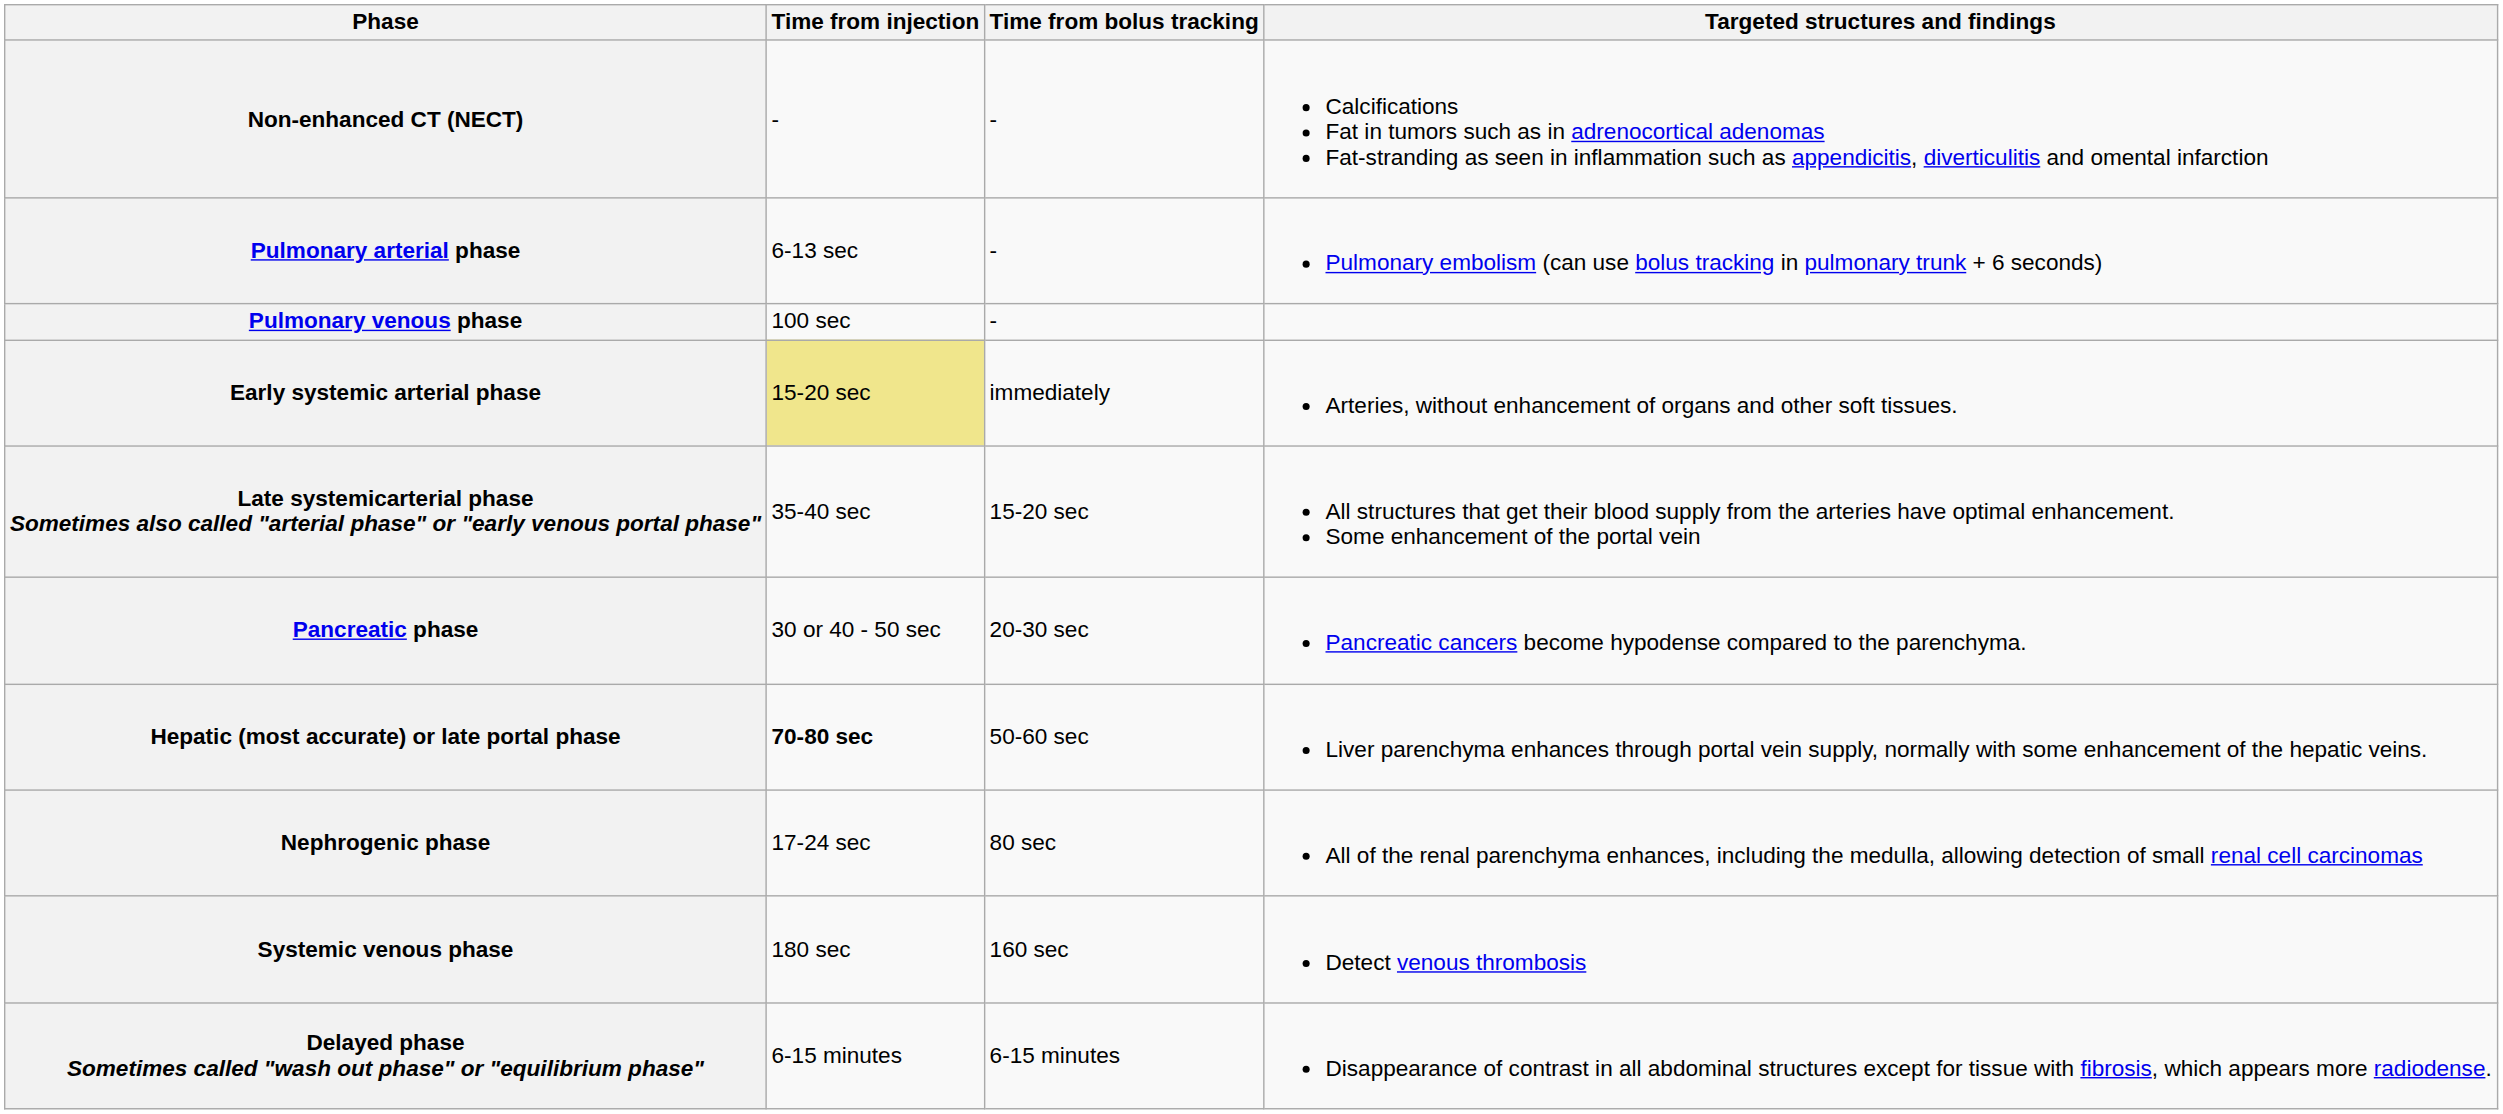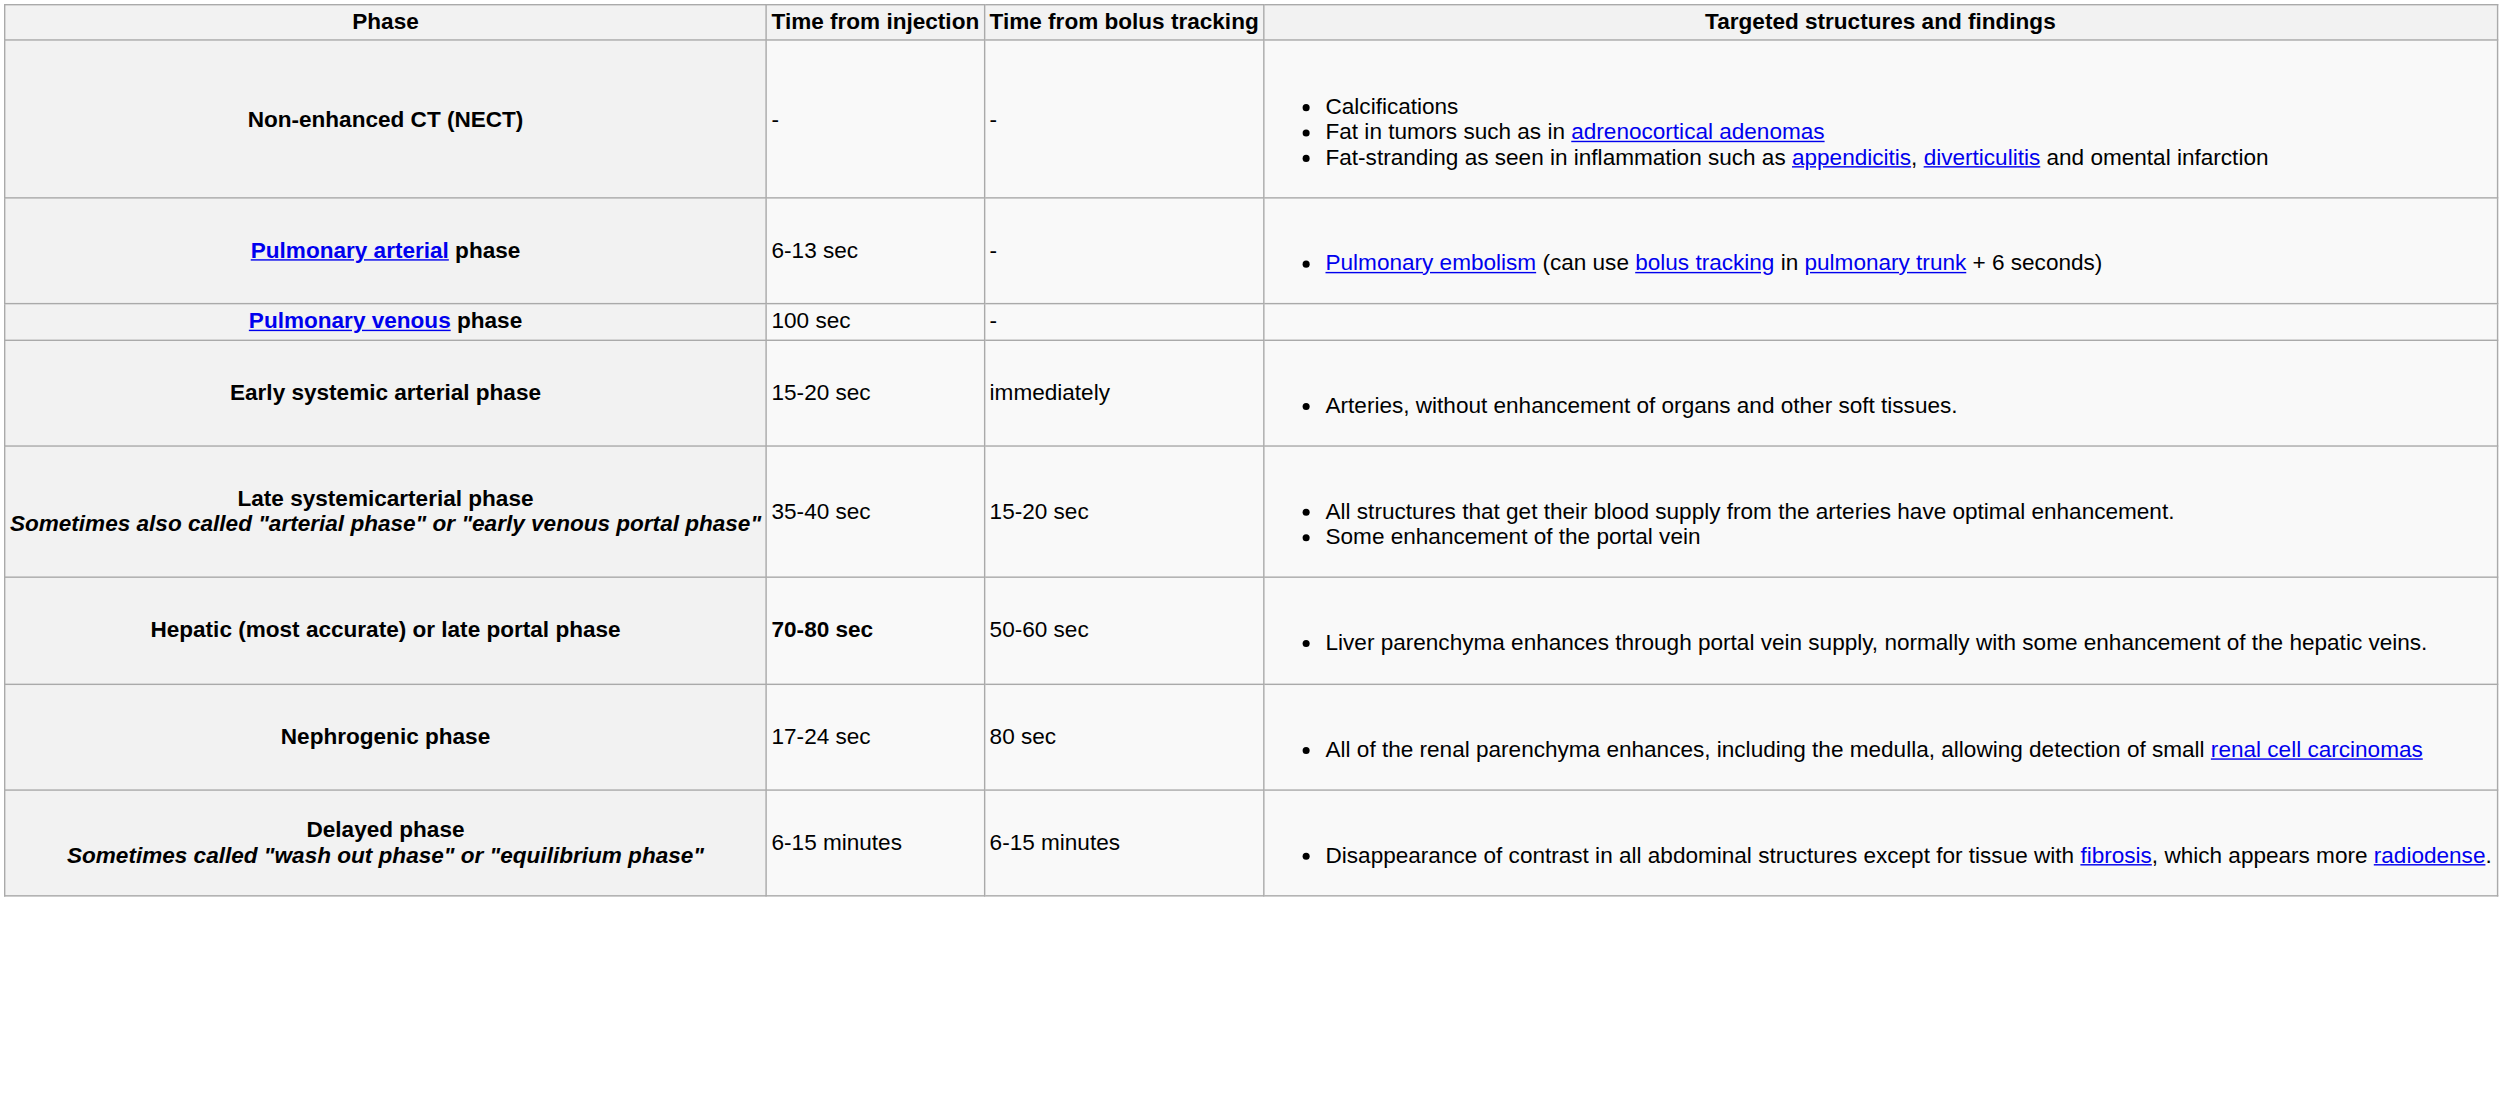(821, 392) khaki background -> (821, 392) no background
- row: (386, 630)
- row: (386, 949)
